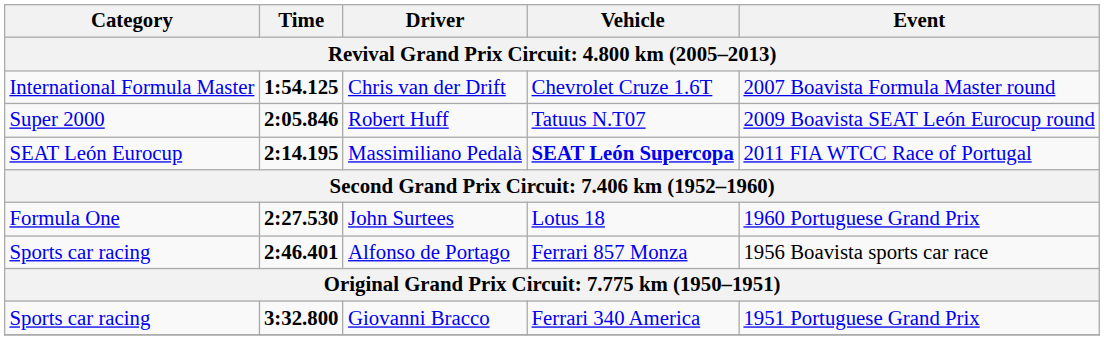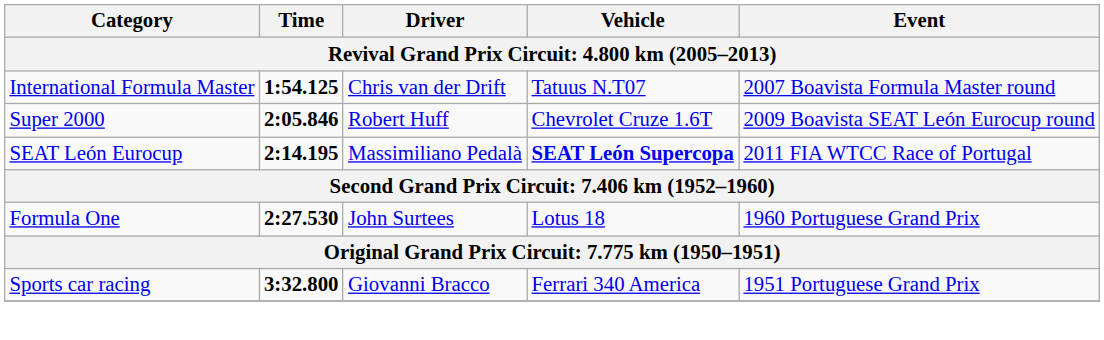(622, 86) Chevrolet Cruze 1.6T -> (589, 86) Tatuus N.T07
(589, 119) Tatuus N.T07 -> (622, 119) Chevrolet Cruze 1.6T
- row: (429, 251)
